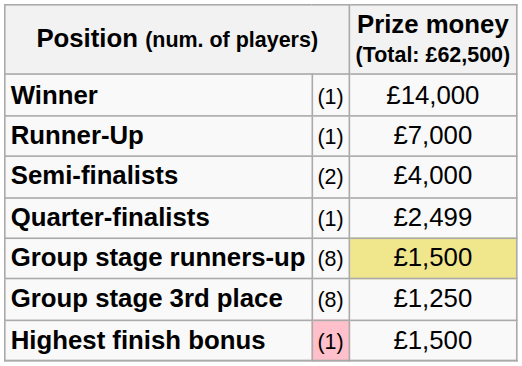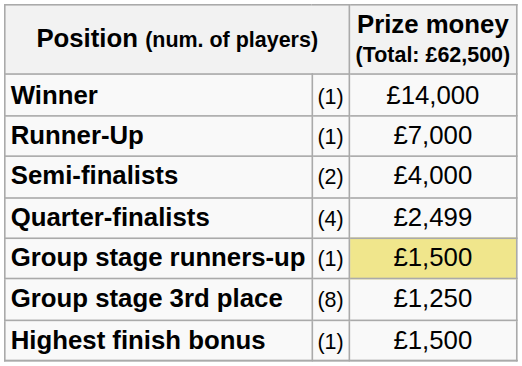(331, 218) (1) -> (331, 218) (4)
(331, 259) (8) -> (331, 259) (1)
(331, 341) pink background -> (331, 341) no background
